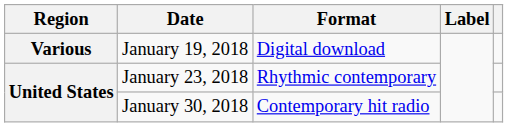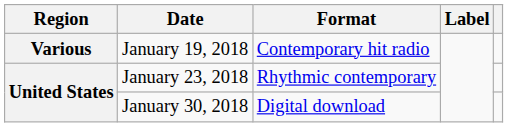(321, 48) Digital download -> (343, 48) Contemporary hit radio
(343, 106) Contemporary hit radio -> (321, 106) Digital download
